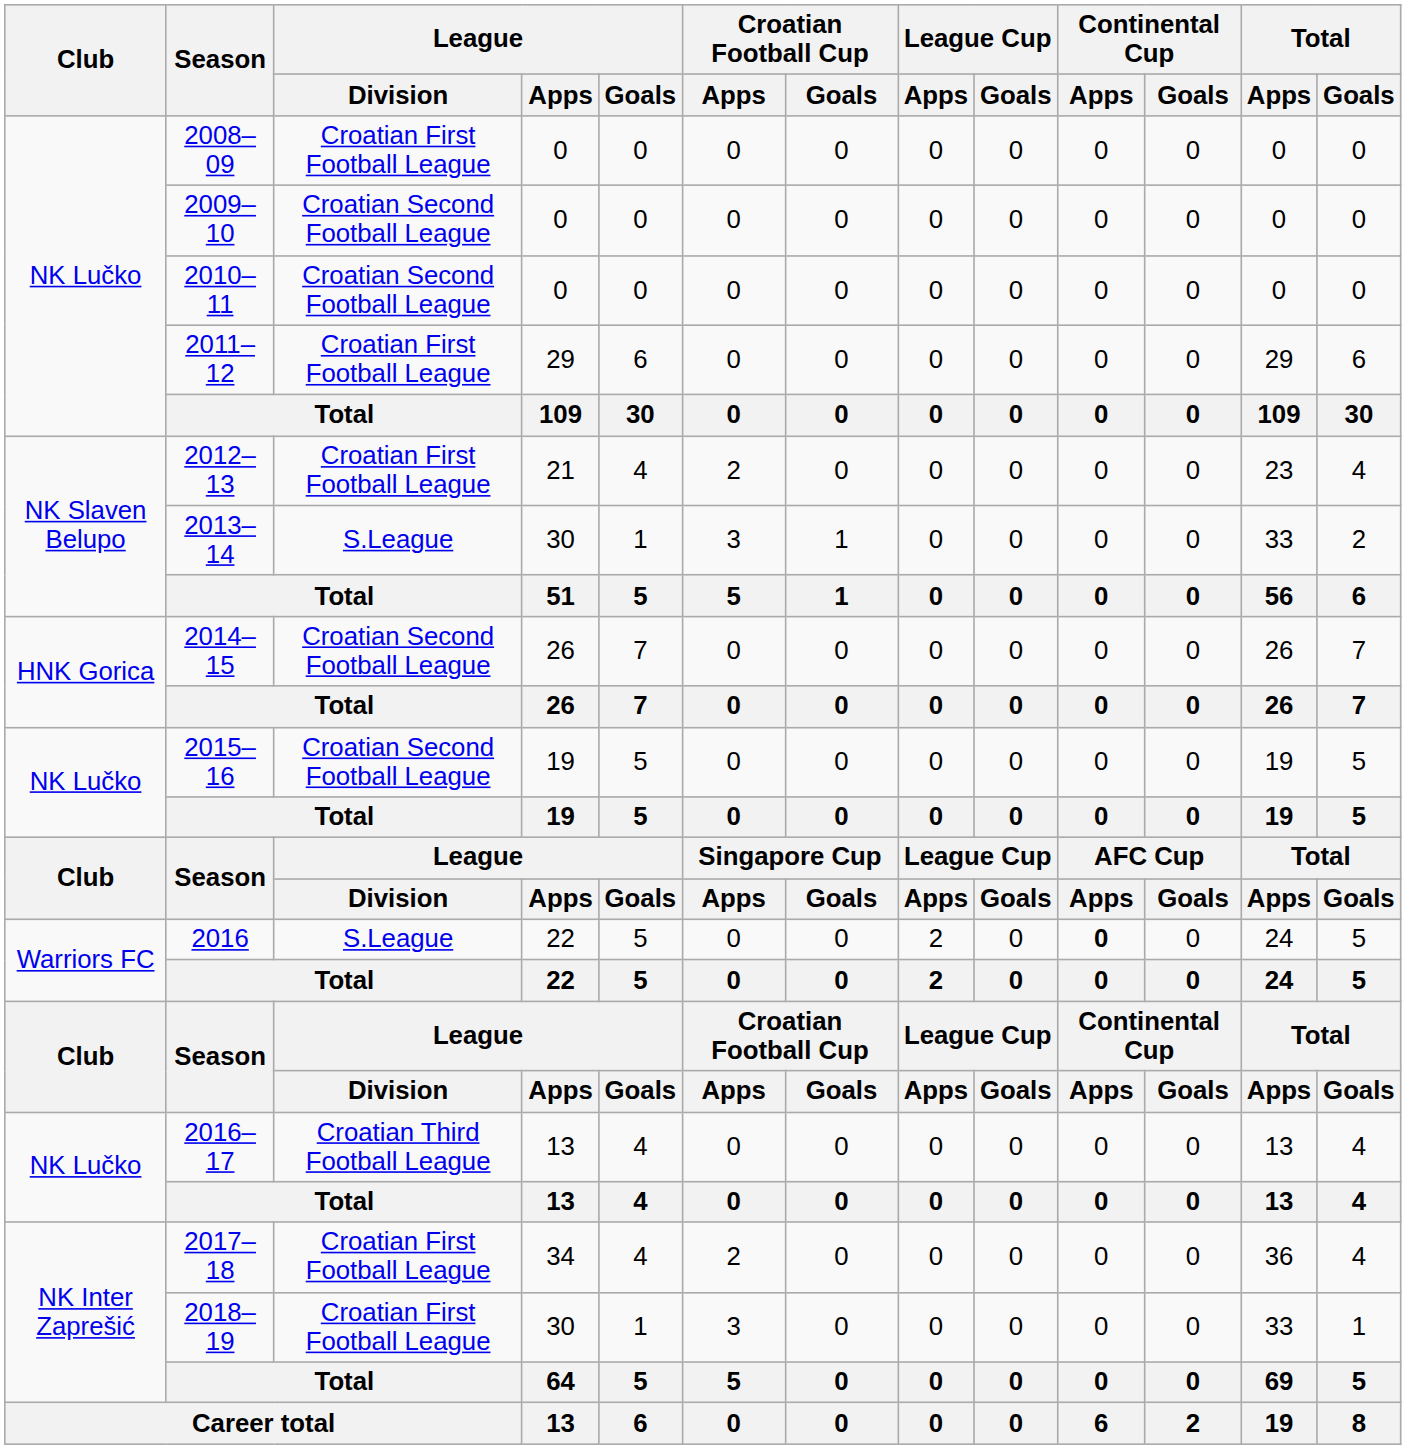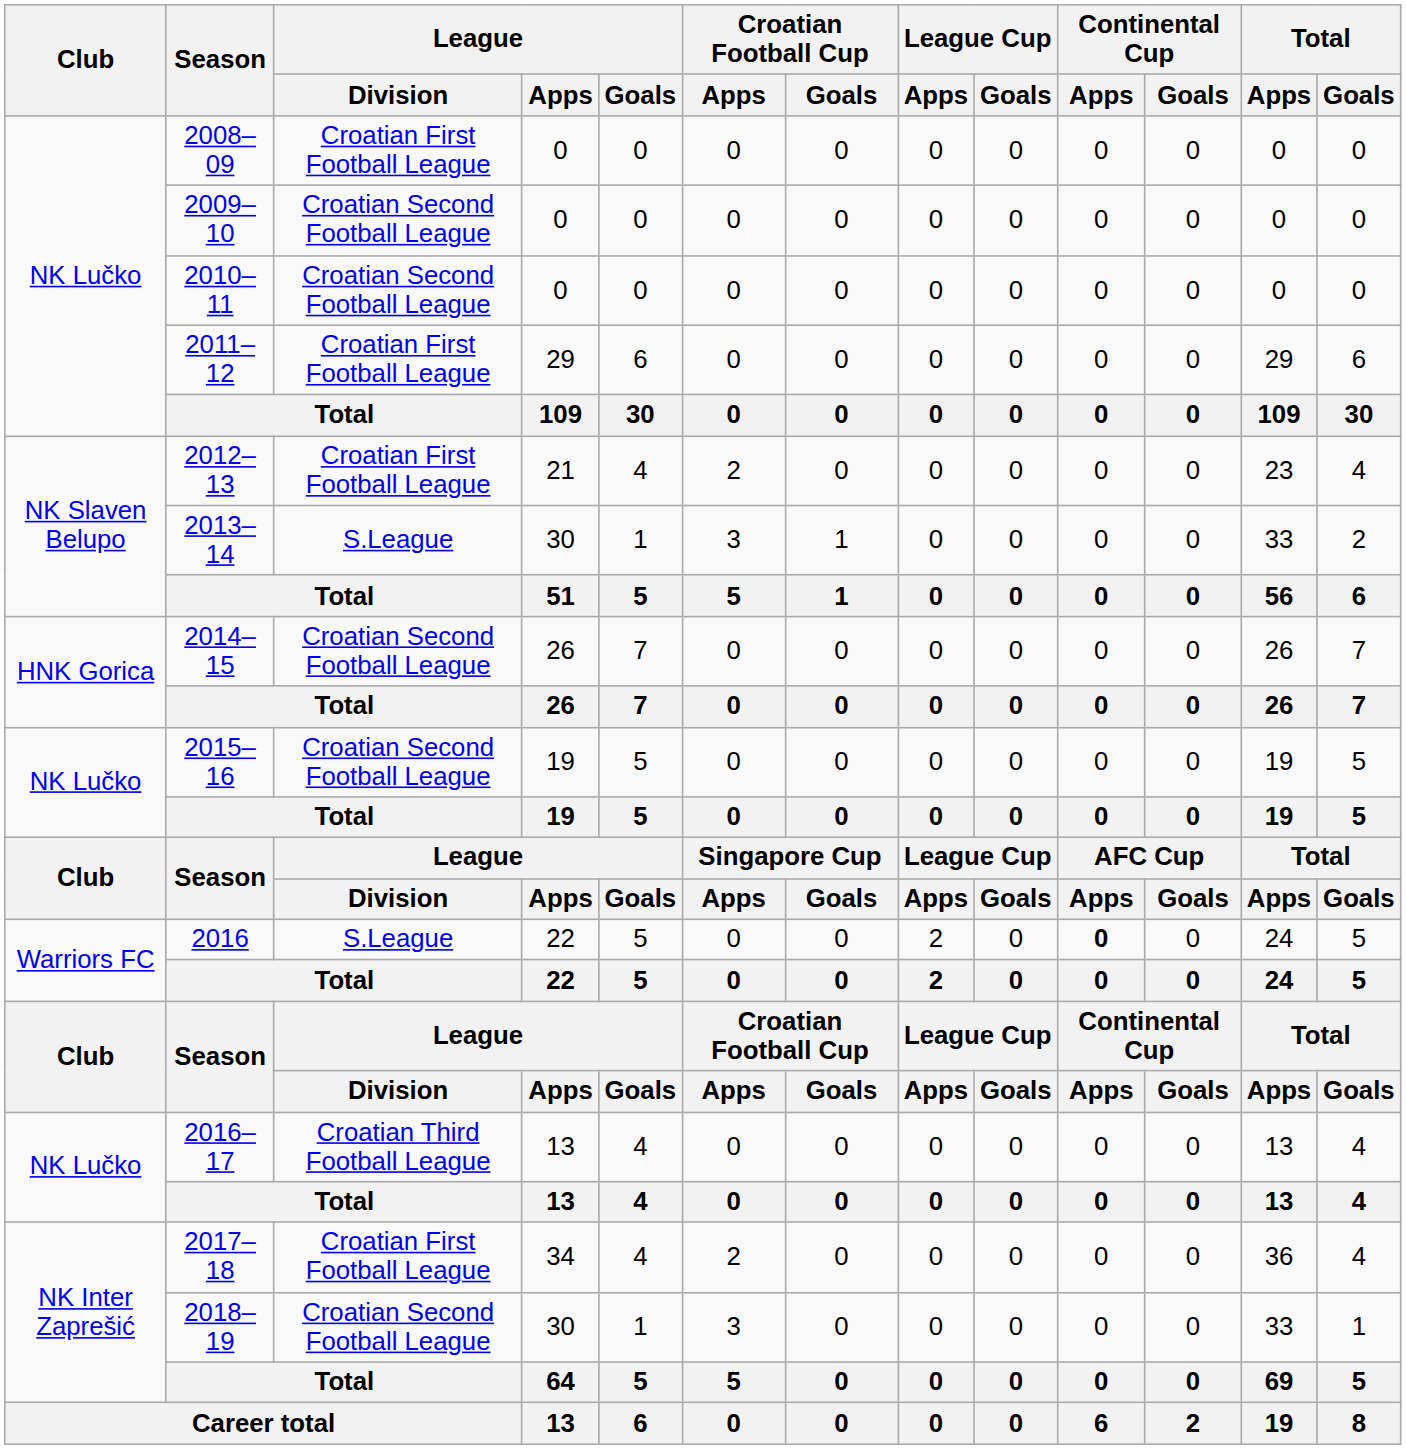(398, 1326) Croatian First Football League -> (398, 1326) Croatian Second Football League
